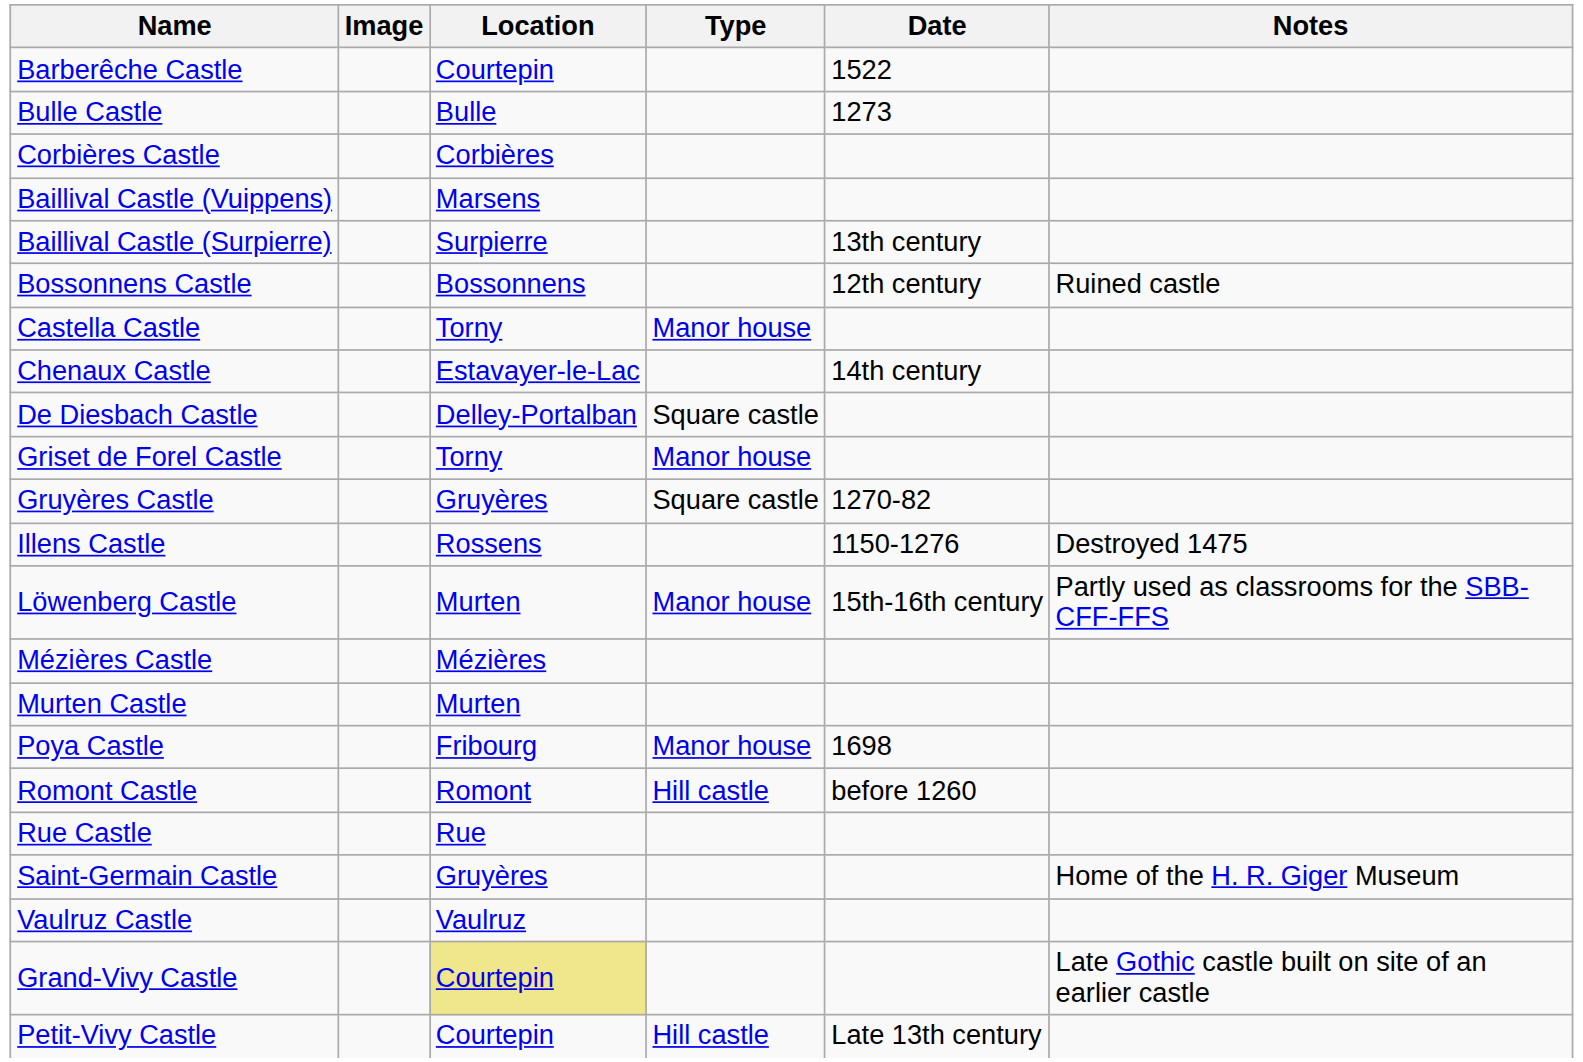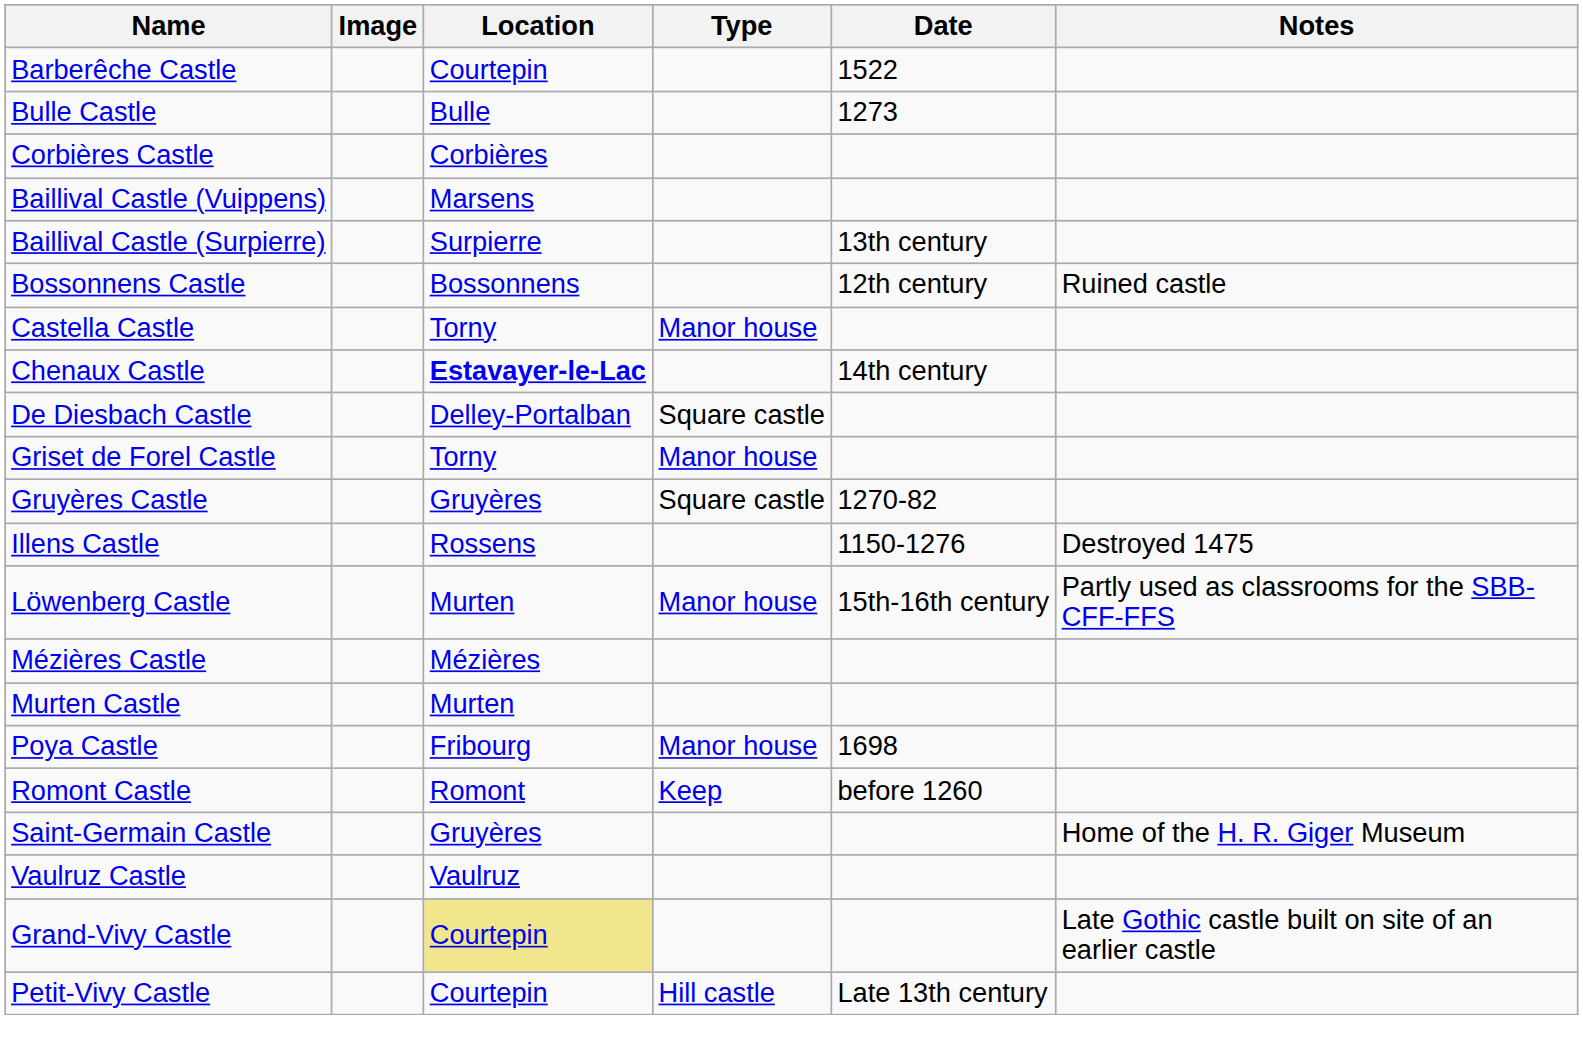(538, 371) normal -> (538, 371) bold
(711, 790) Hill castle -> (690, 790) Keep
- row: (84, 833)
